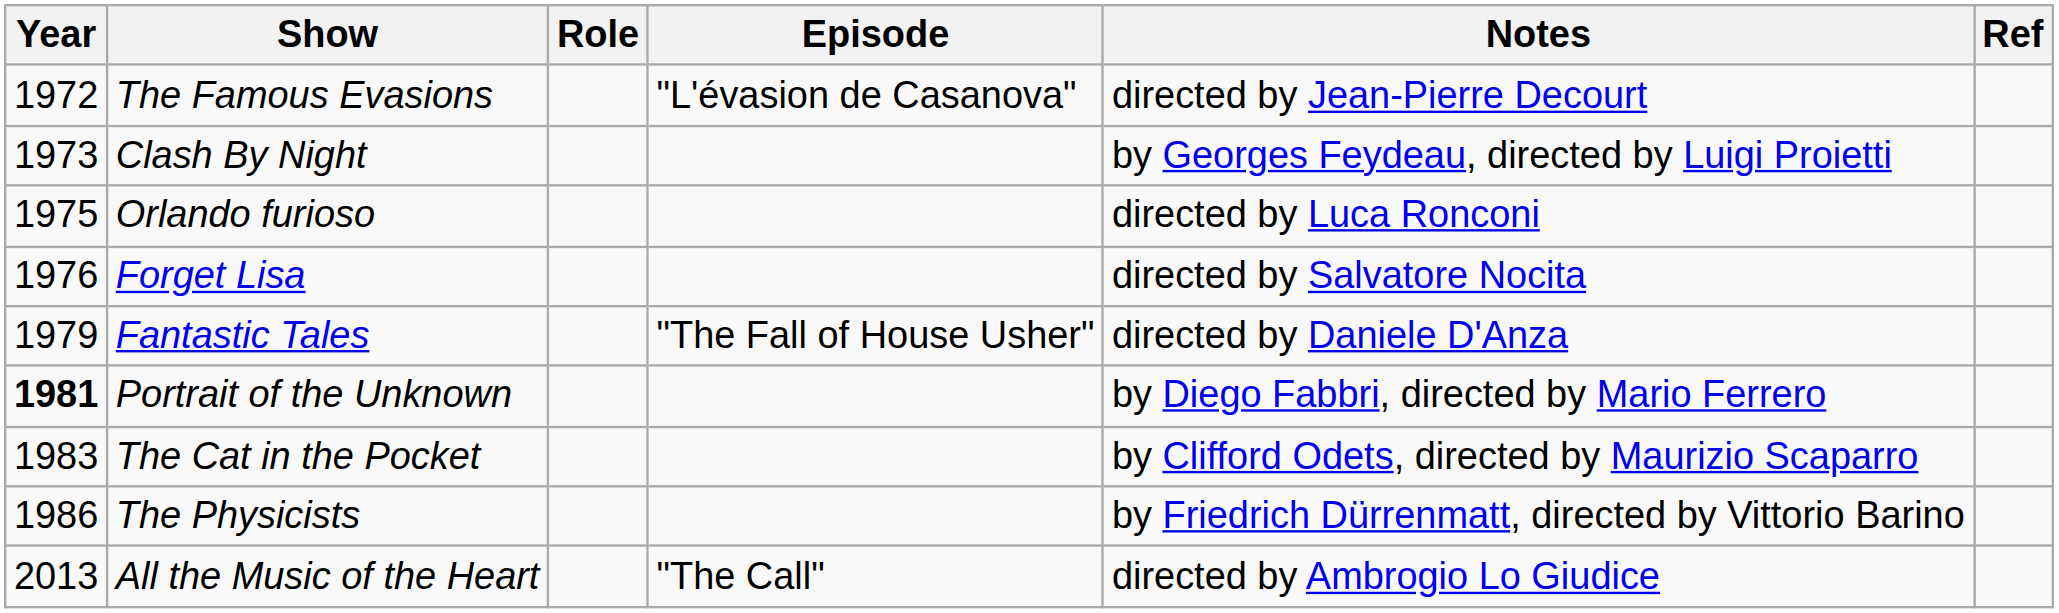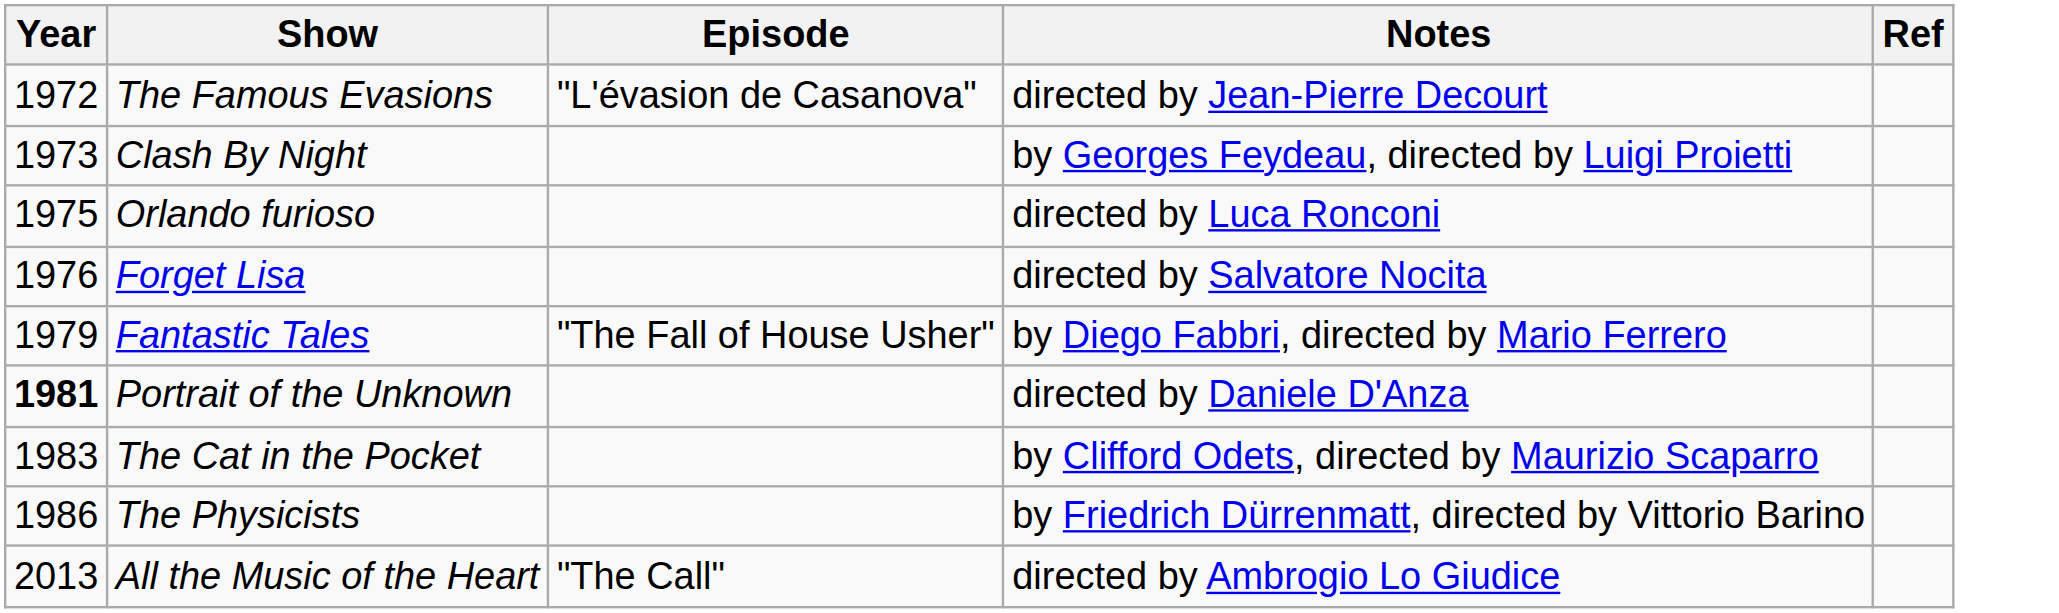- column: (598, 34)
(1340, 335) directed by Daniele D'Anza -> (1369, 335) by Diego Fabbri, directed by Mario Ferrero
(1469, 395) by Diego Fabbri, directed by Mario Ferrero -> (1240, 395) directed by Daniele D'Anza
